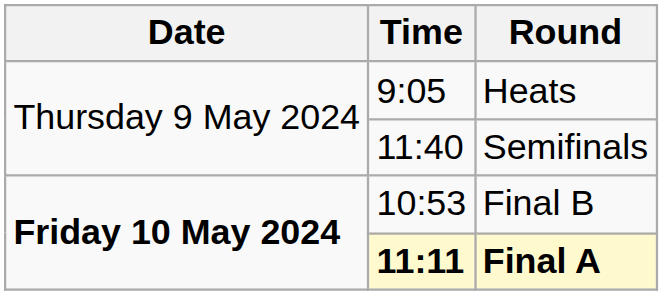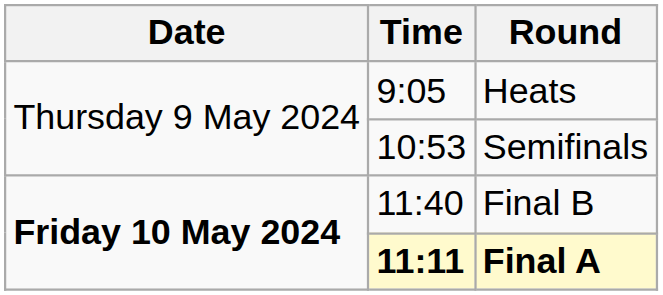(420, 146) 11:40 -> (421, 146) 10:53
(421, 203) 10:53 -> (420, 203) 11:40
